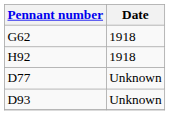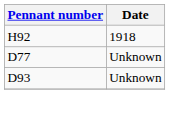- row: (19, 36)
